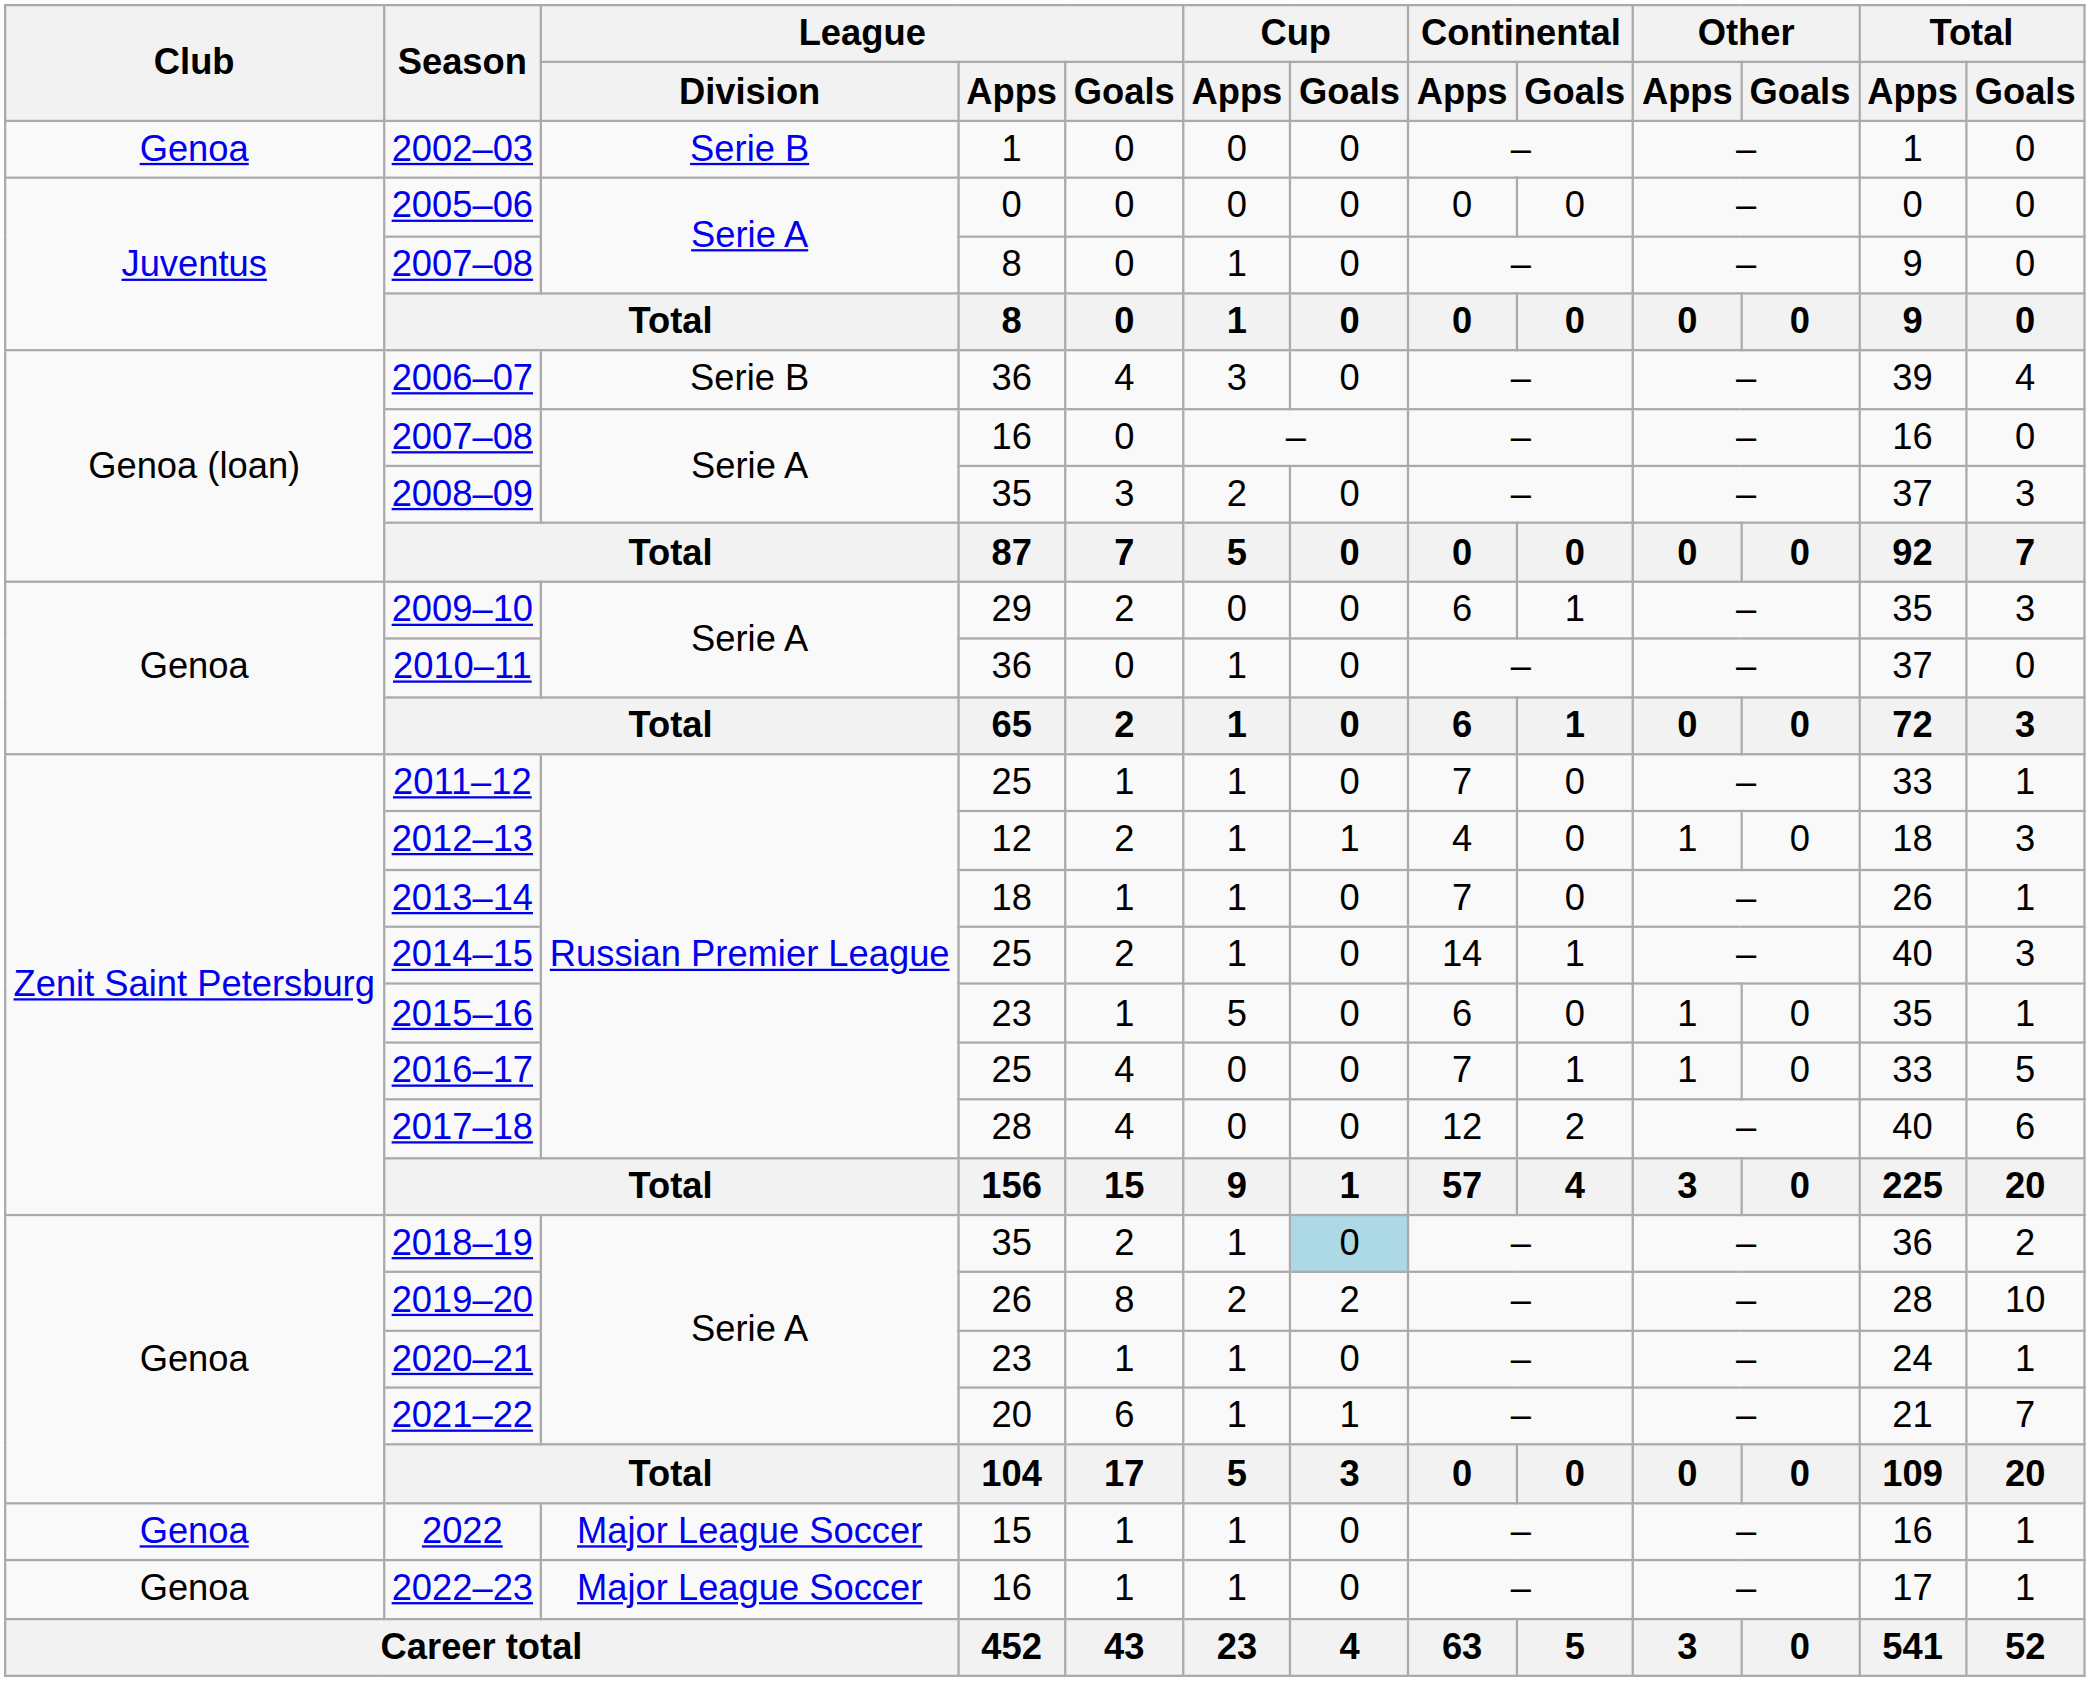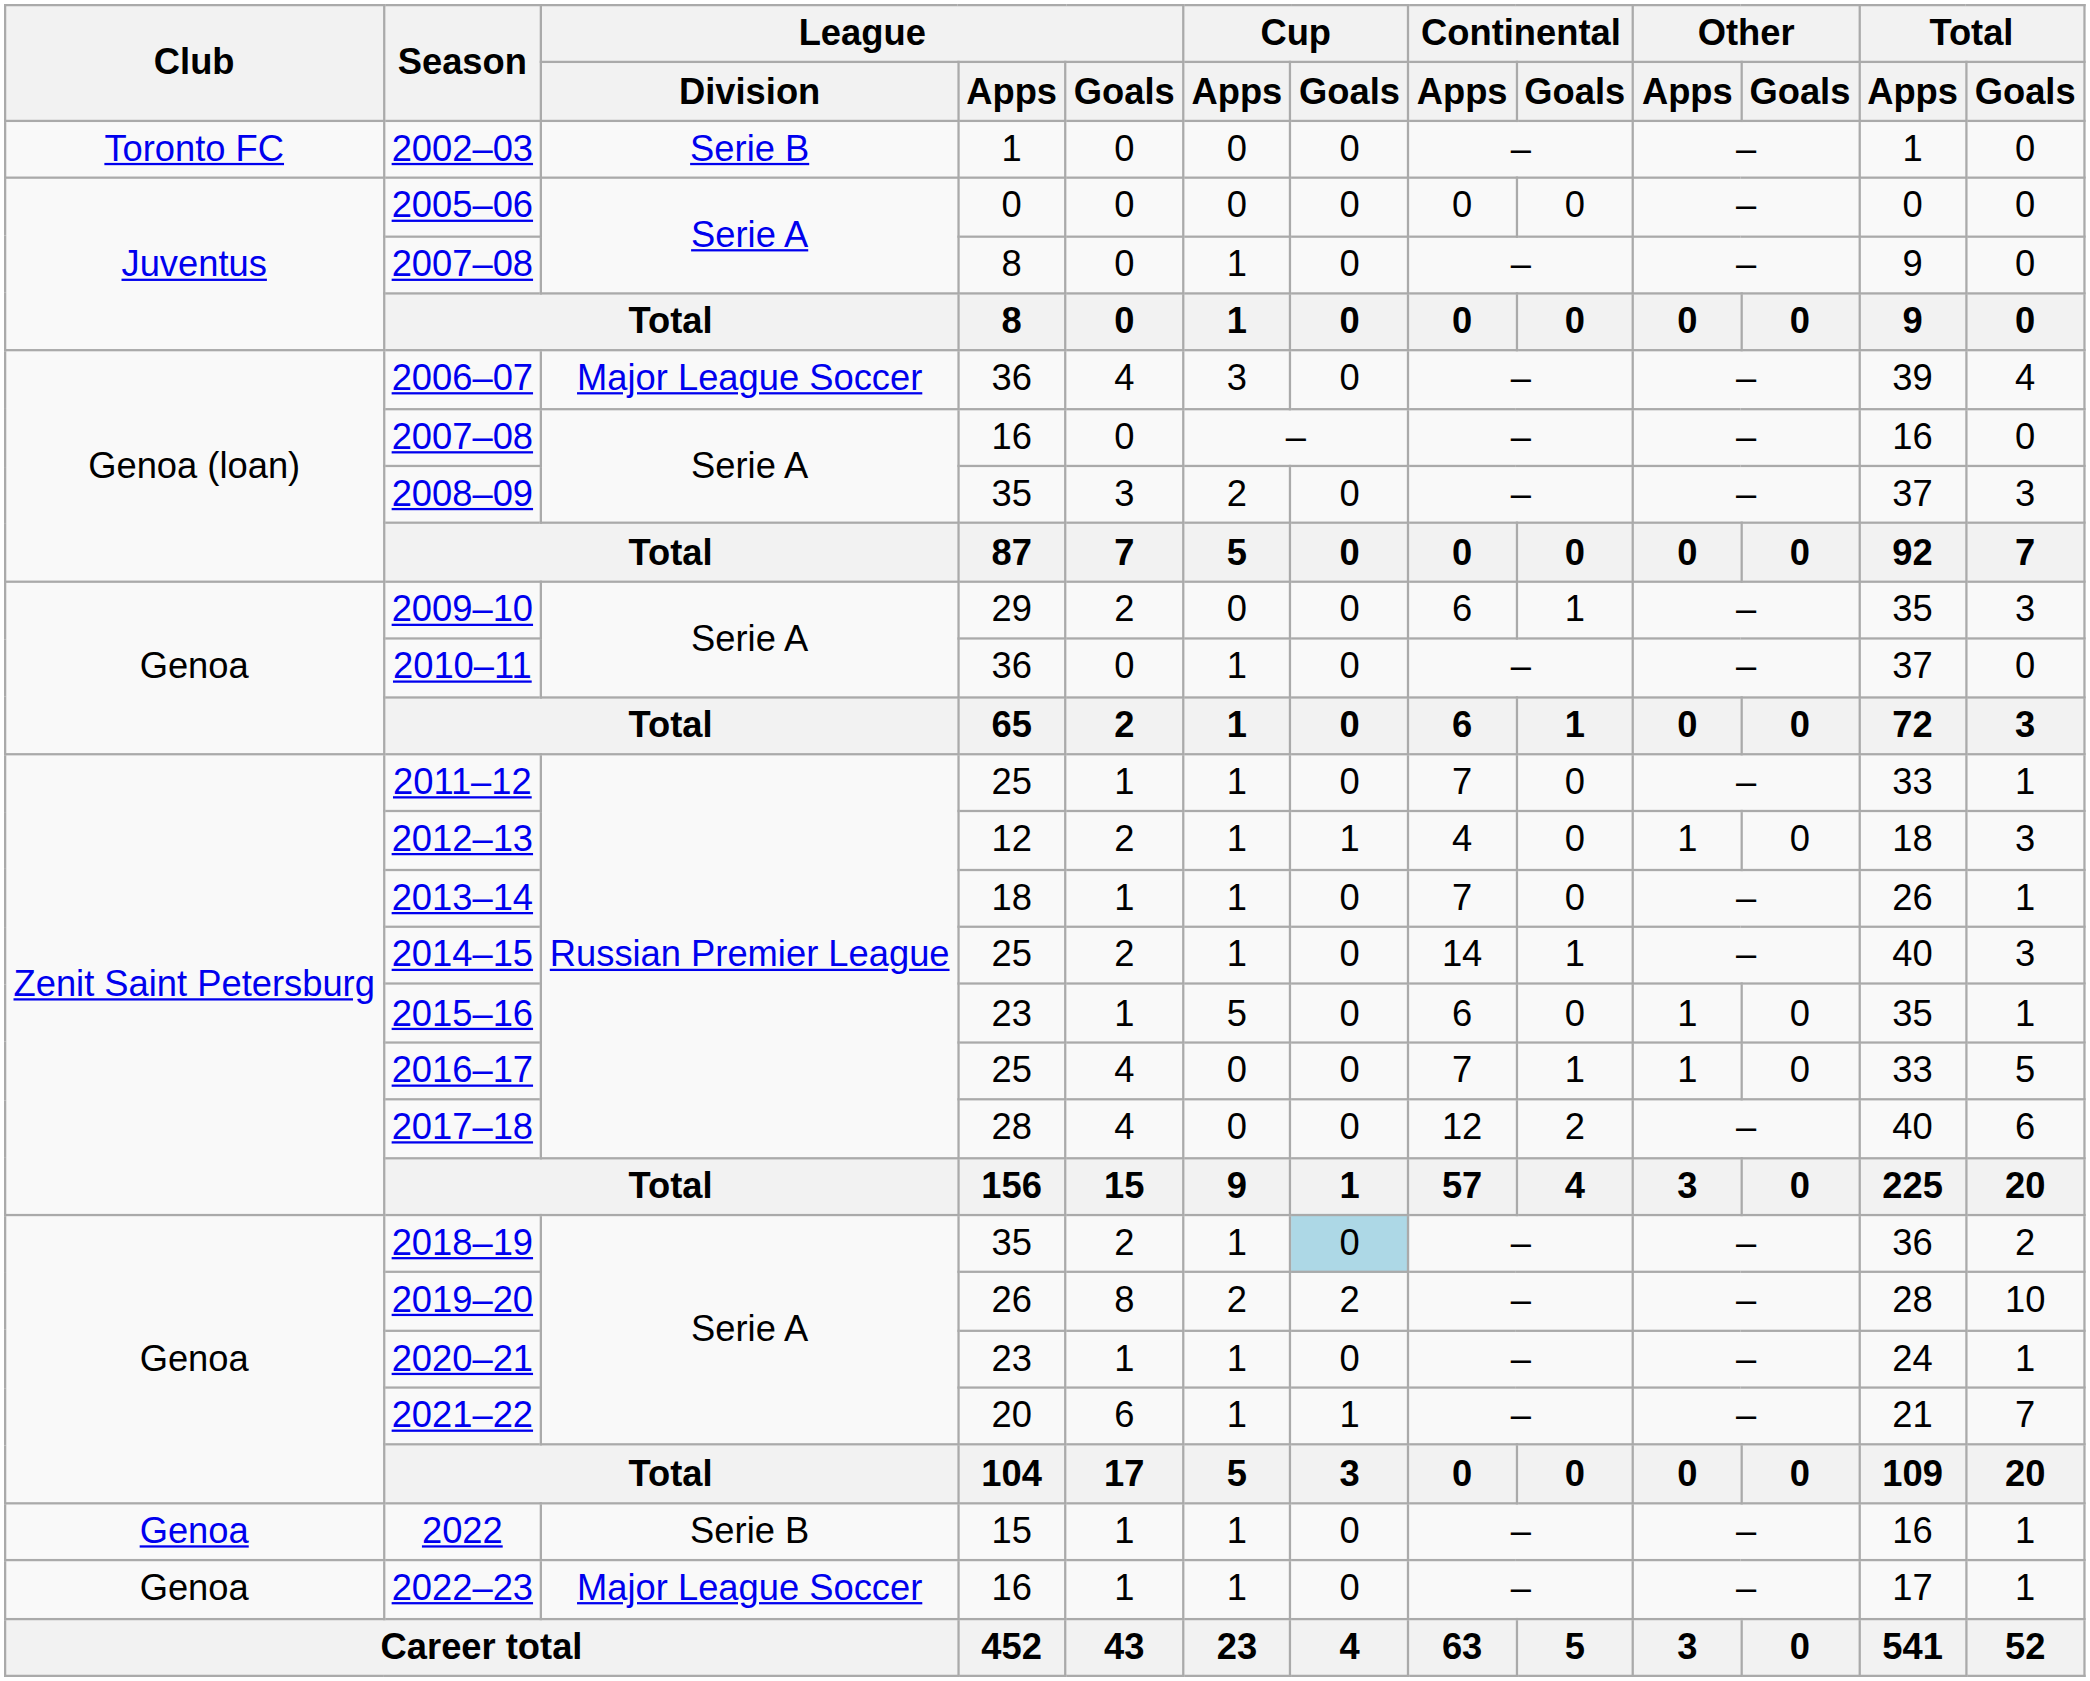(194, 148) Genoa -> (194, 148) Toronto FC
(750, 378) Serie B -> (750, 378) Major League Soccer
(750, 1530) Major League Soccer -> (750, 1530) Serie B
